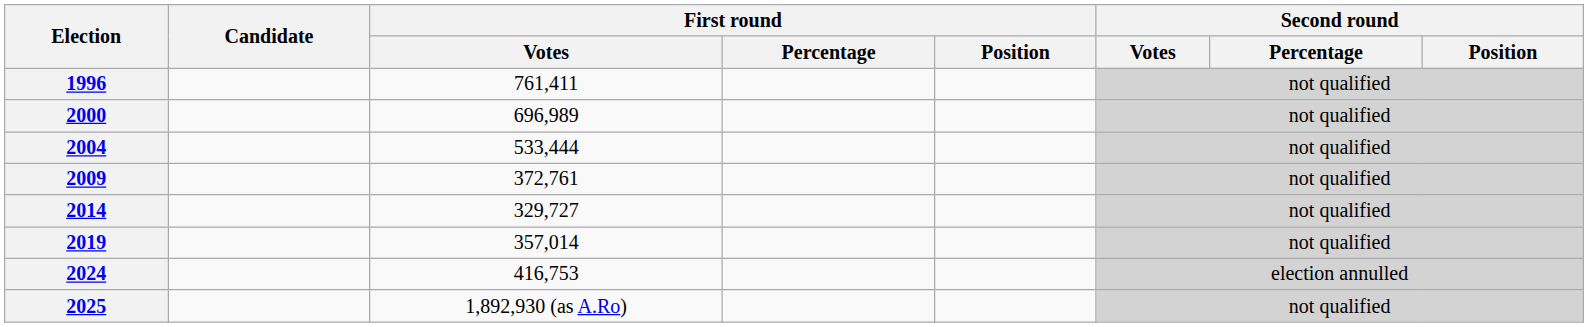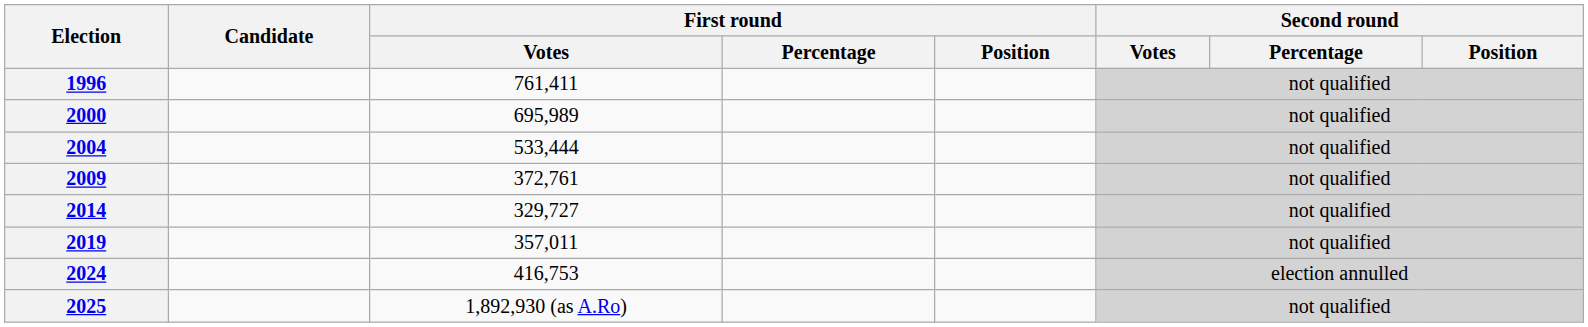(546, 115) 696,989 -> (546, 115) 695,989
(546, 242) 357,014 -> (546, 242) 357,011
